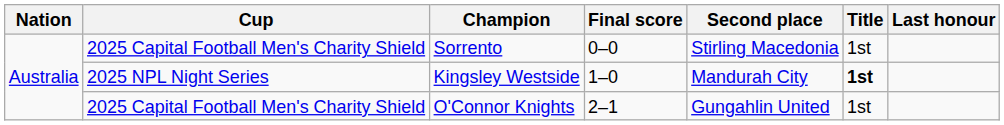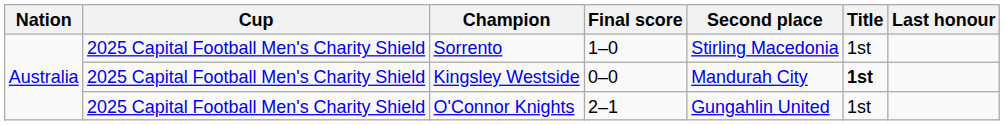(603, 48) 0–0 -> (603, 48) 1–0
(178, 77) 2025 NPL Night Series -> (256, 77) 2025 Capital Football Men's Charity Shield
(603, 77) 1–0 -> (603, 77) 0–0
